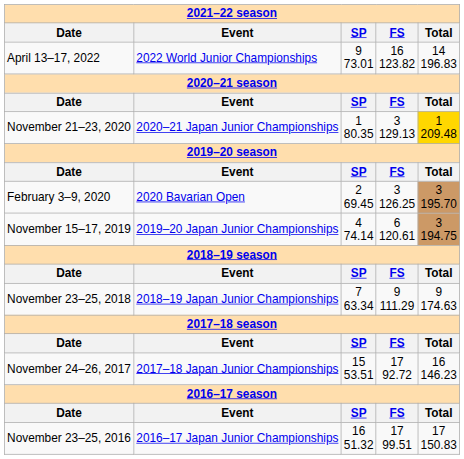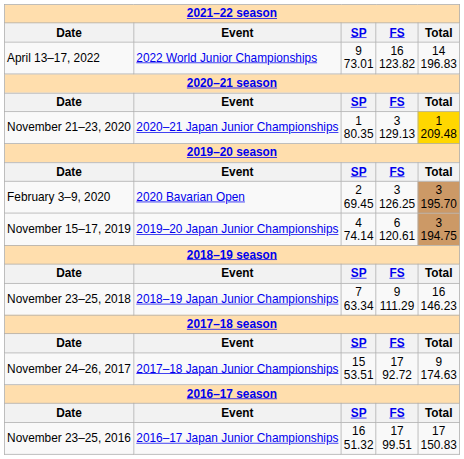(439, 299) 9 174.63 -> (439, 299) 16 146.23
(439, 368) 16 146.23 -> (439, 368) 9 174.63
